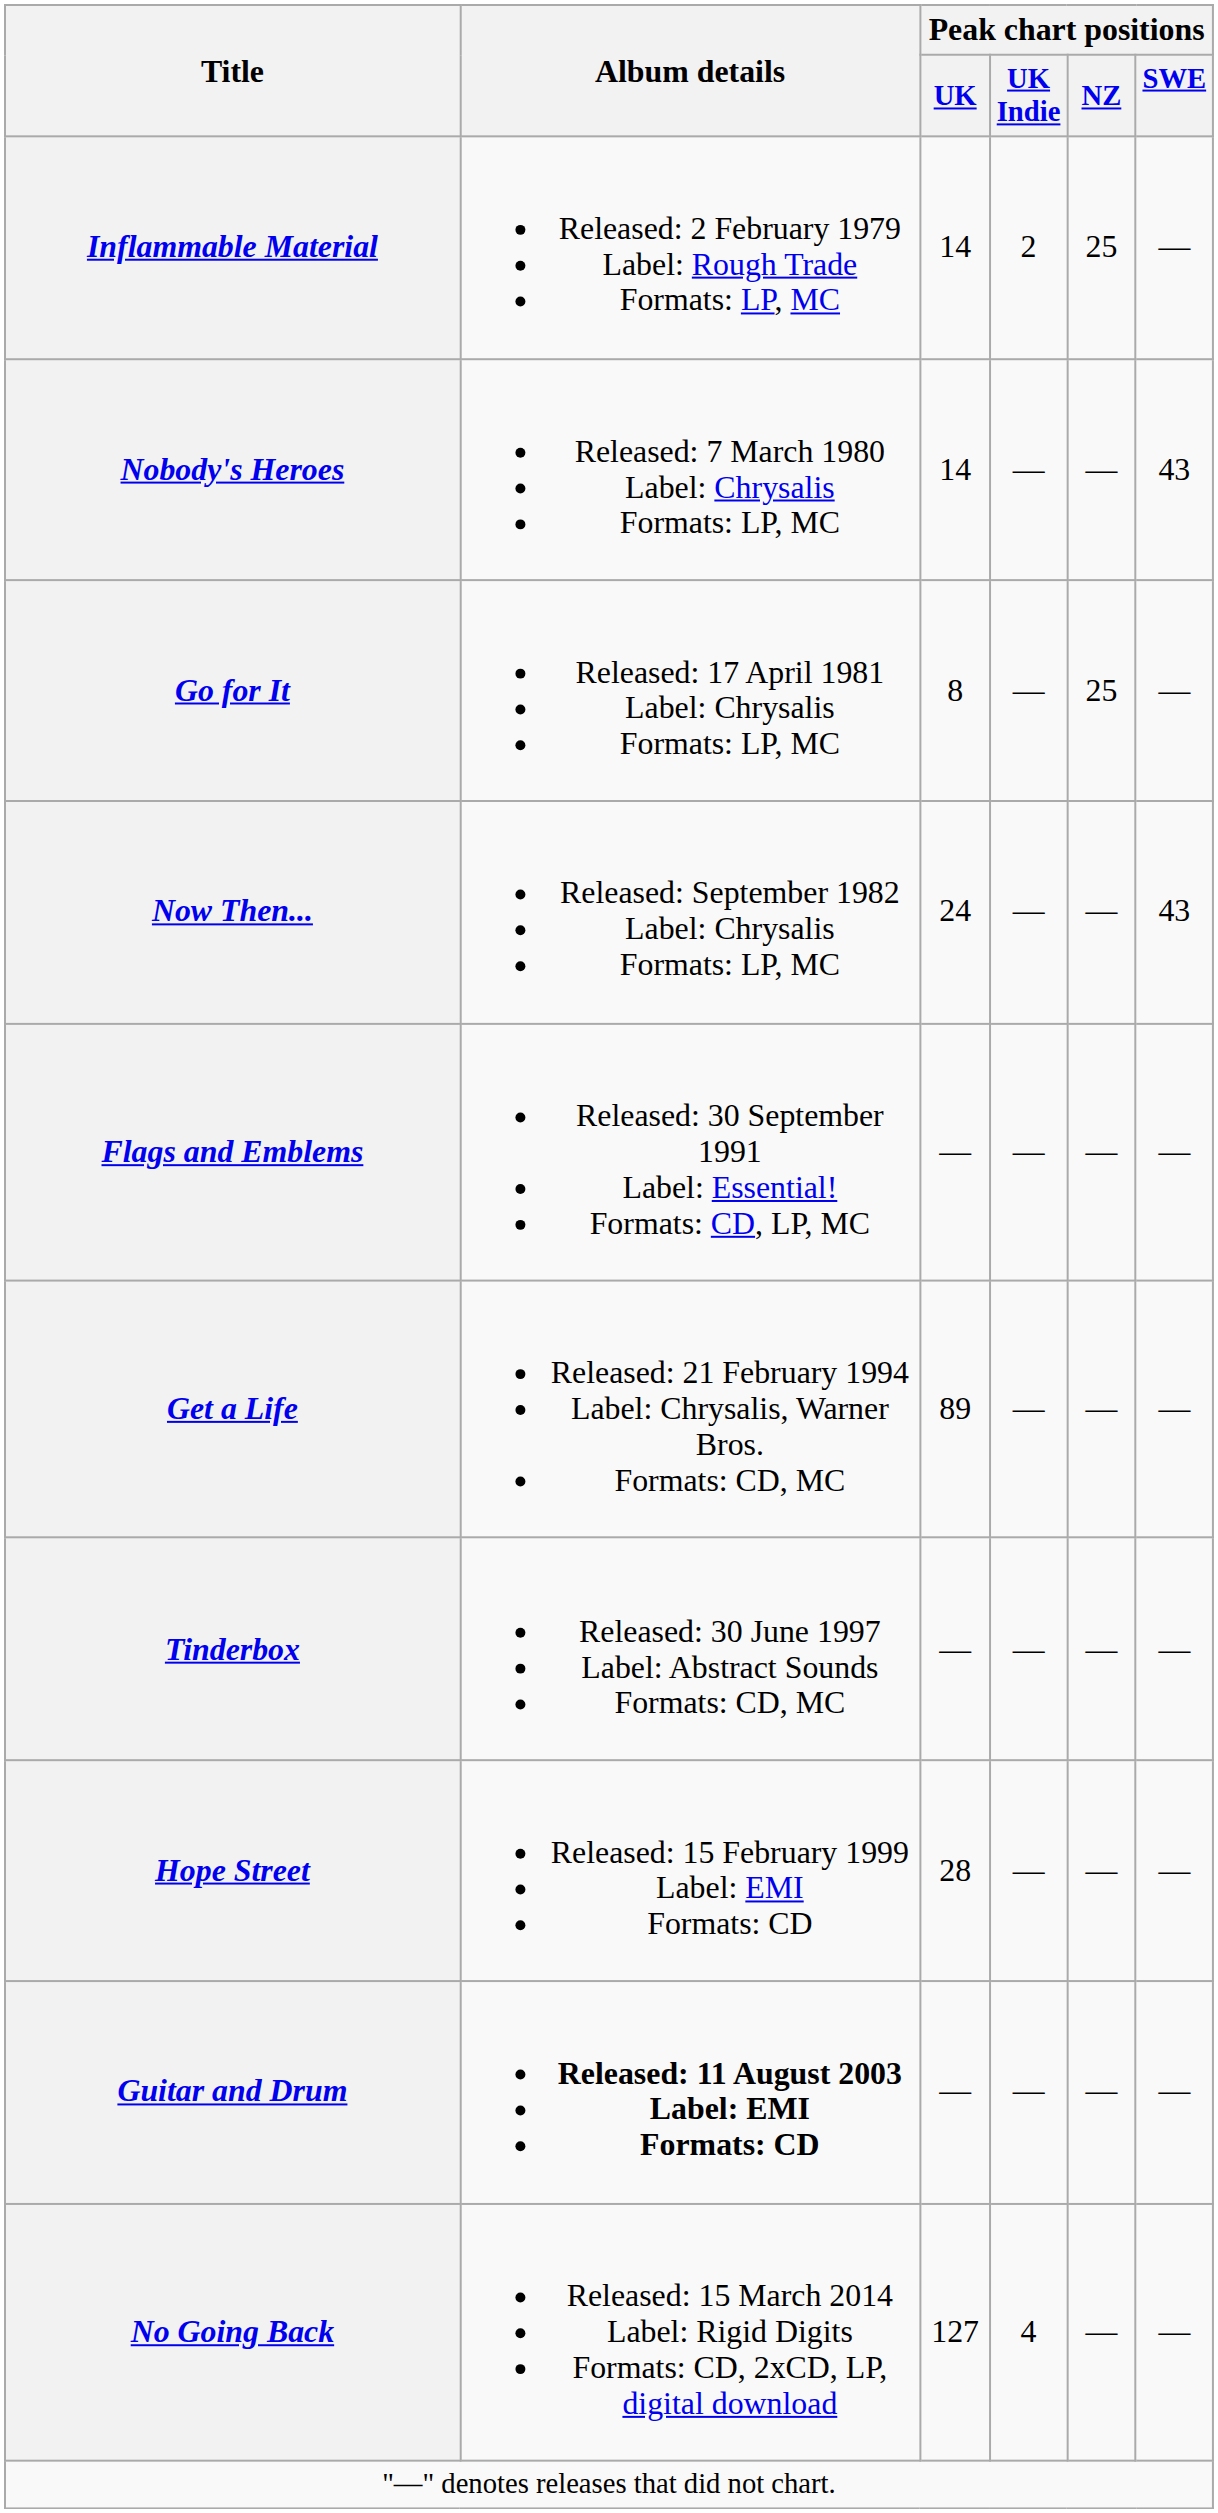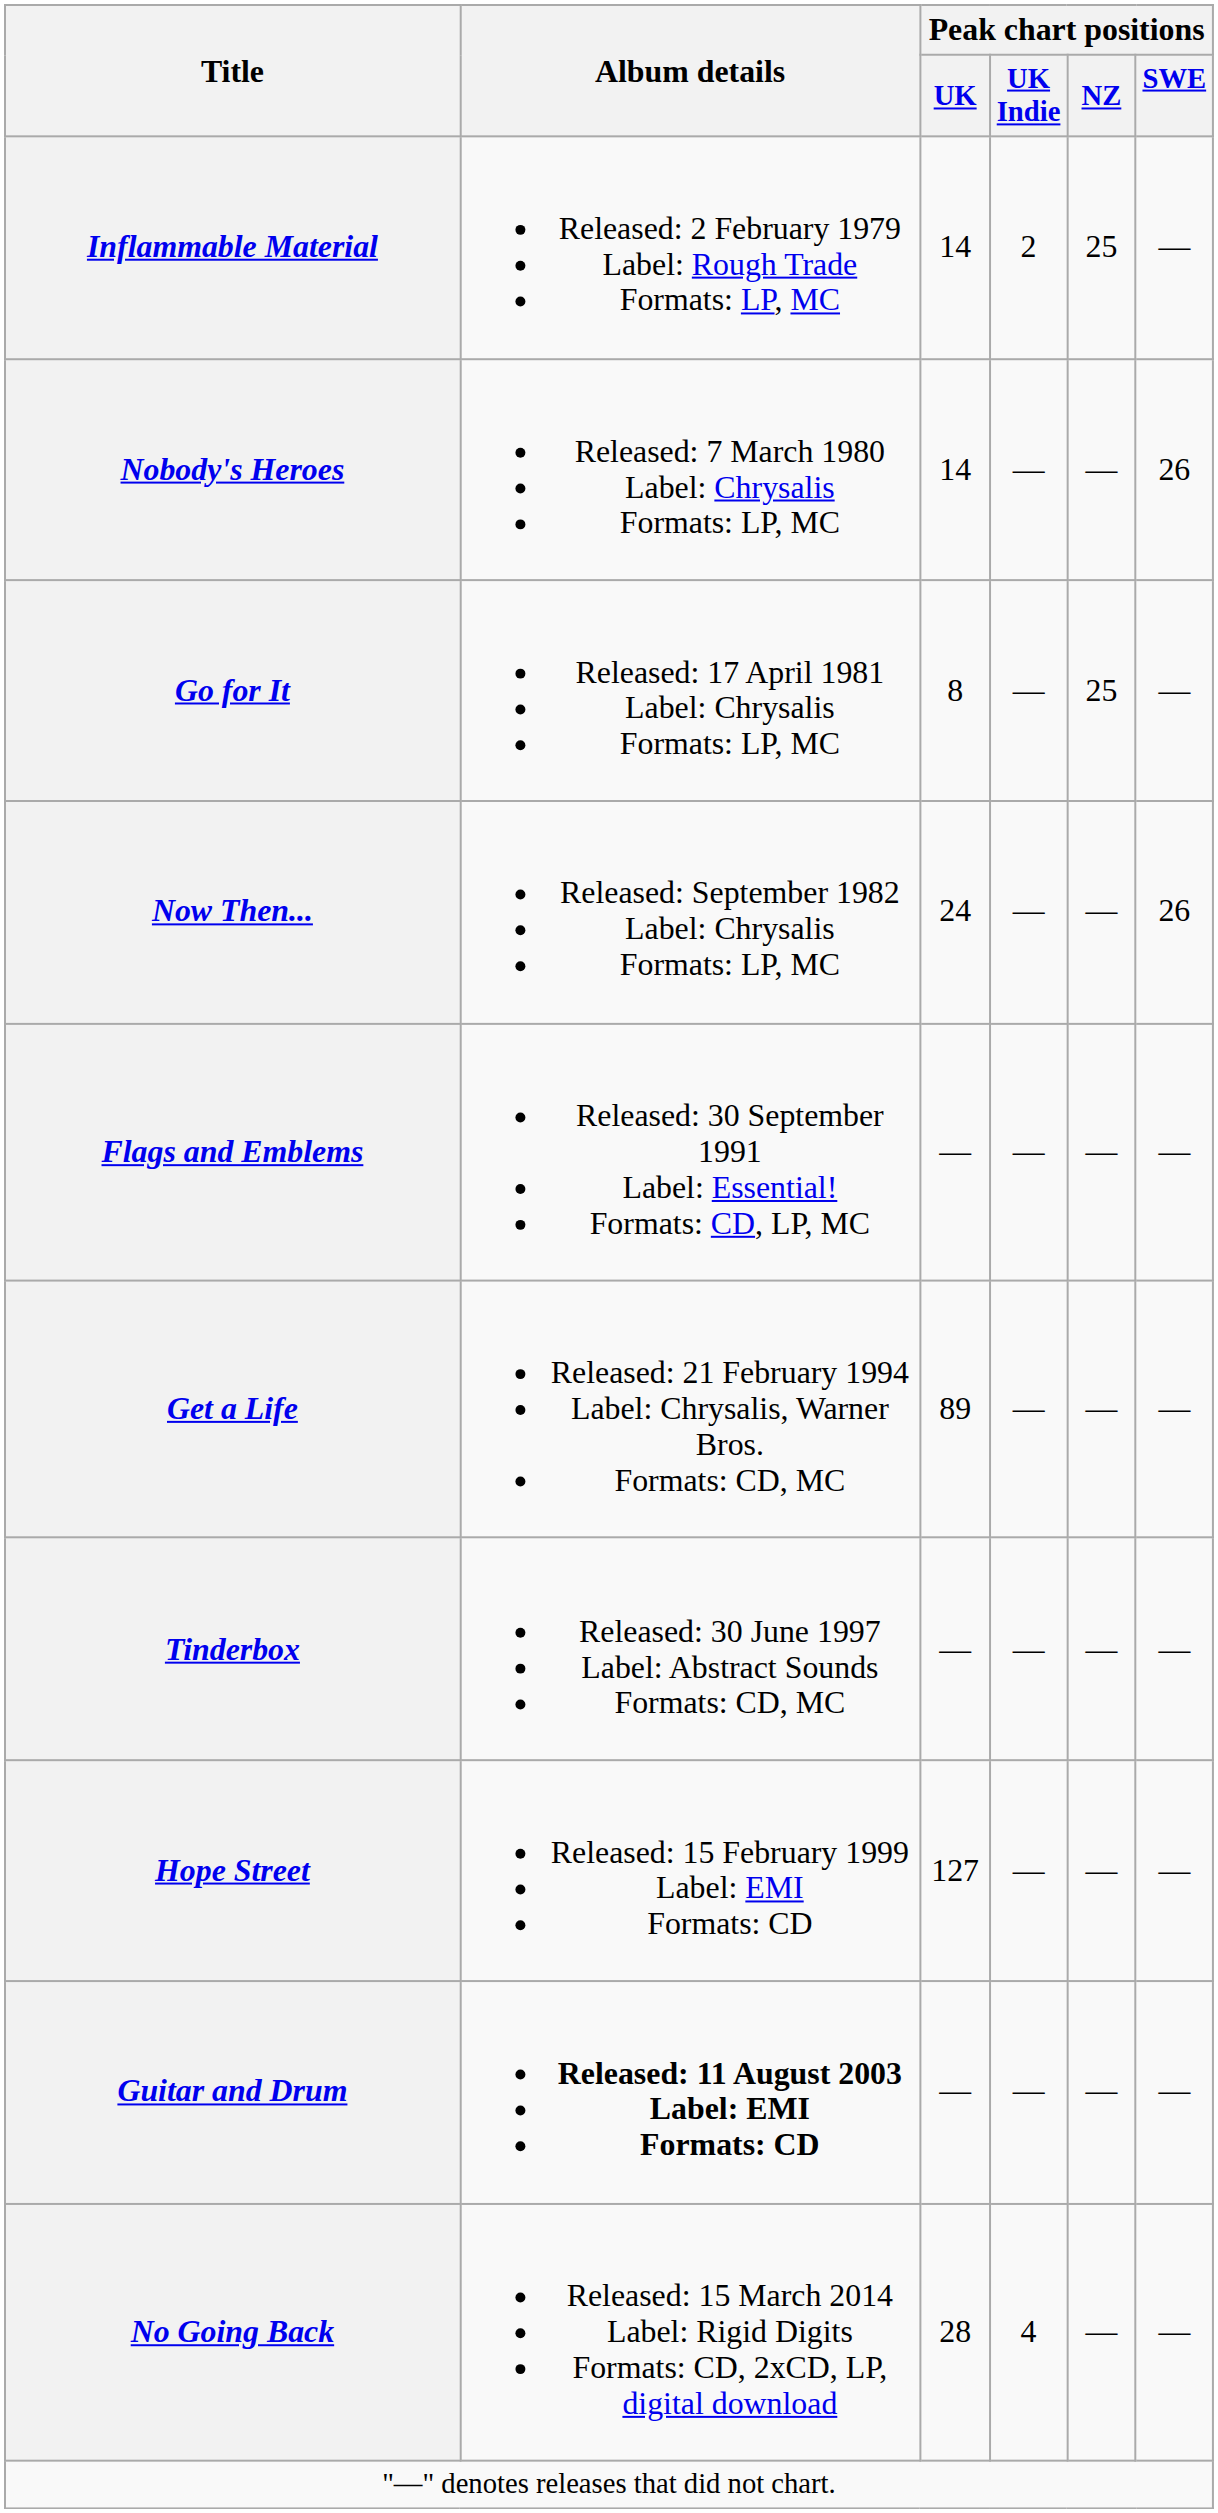(1174, 468) 43 -> (1174, 468) 26
(1174, 911) 43 -> (1174, 911) 26
(955, 1870) 28 -> (955, 1870) 127
(955, 2331) 127 -> (955, 2331) 28
